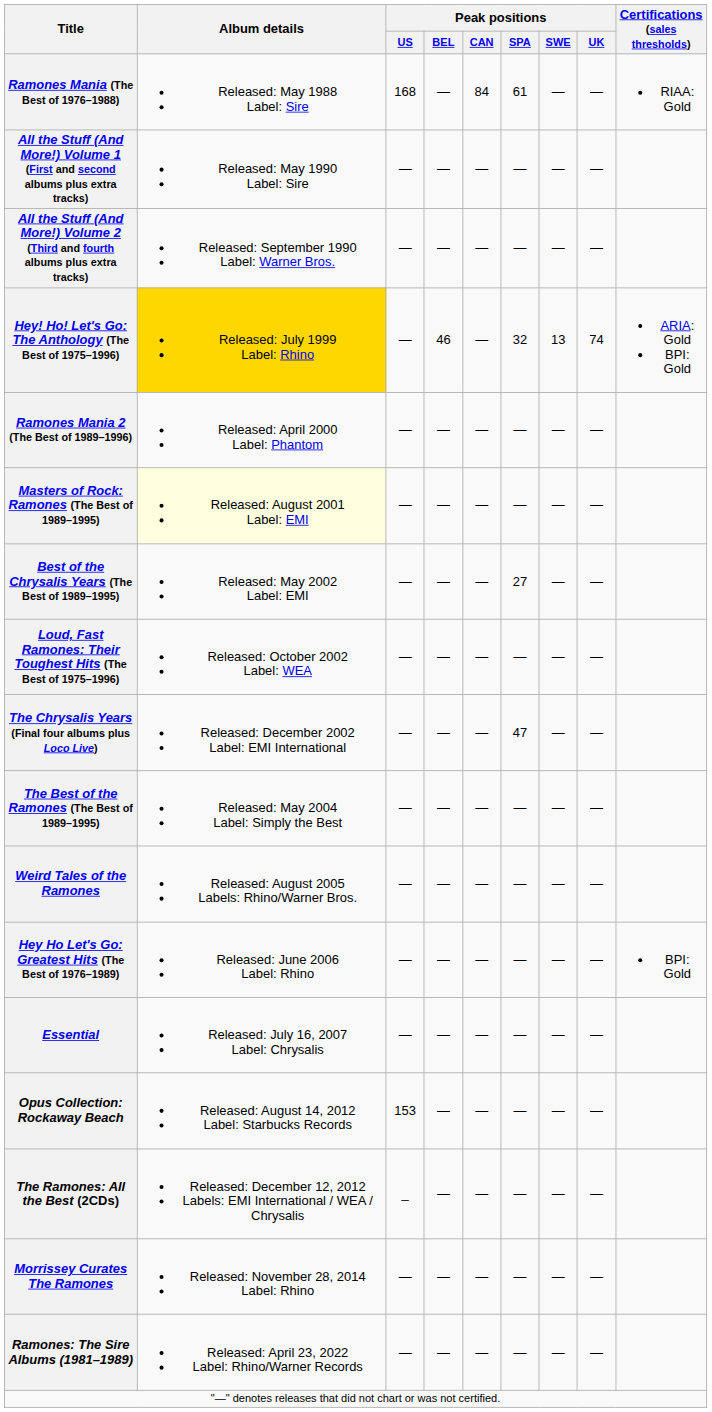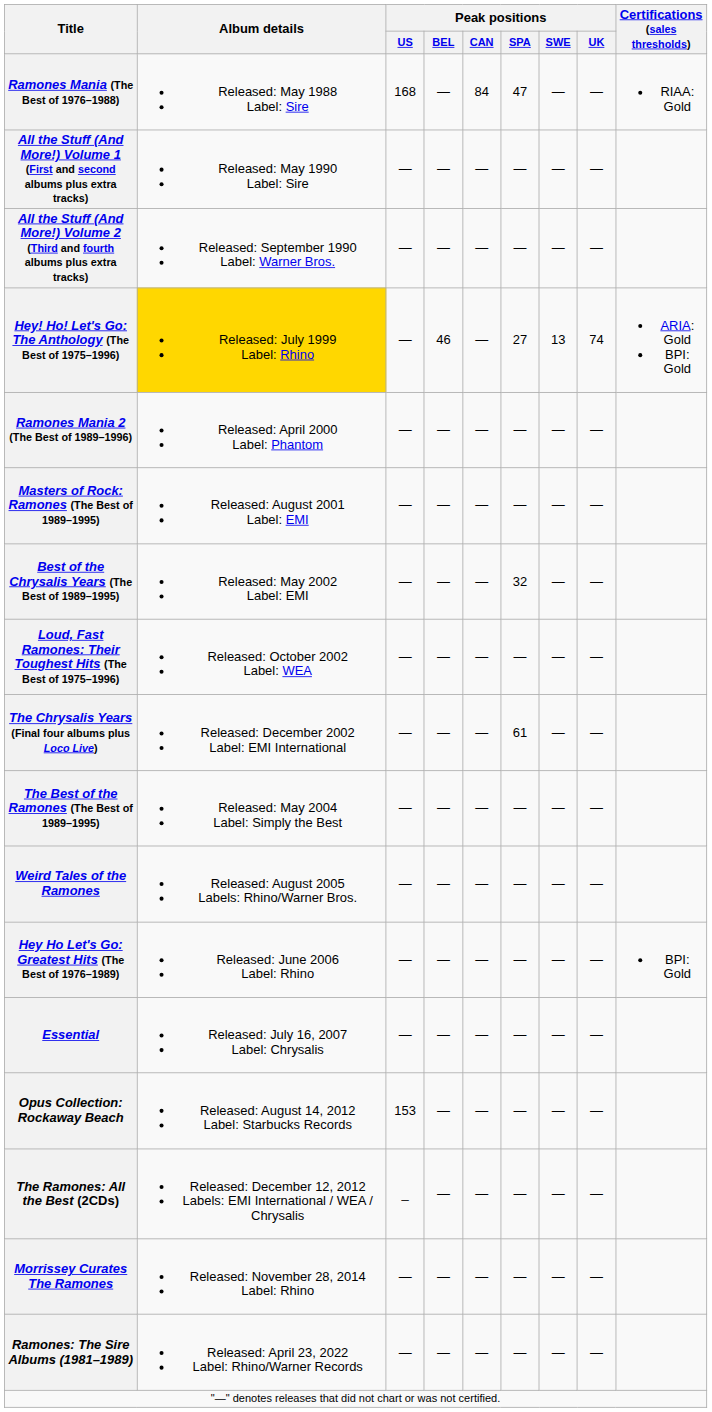(520, 92) 61 -> (520, 92) 47
(520, 339) 32 -> (520, 339) 27
(262, 513) lightyellow background -> (262, 513) no background
(520, 581) 27 -> (520, 581) 32
(520, 732) 47 -> (520, 732) 61
